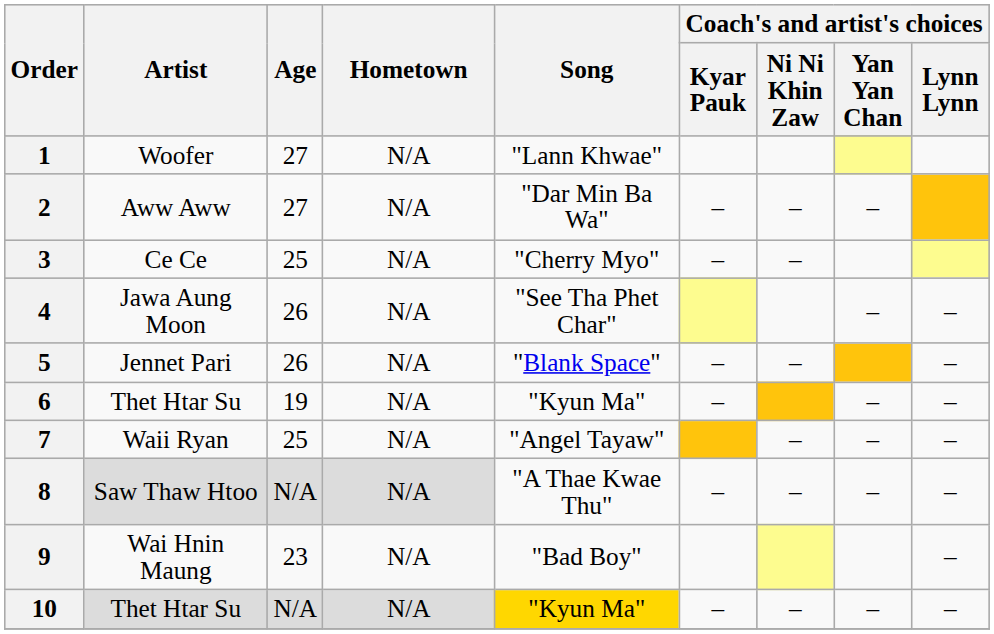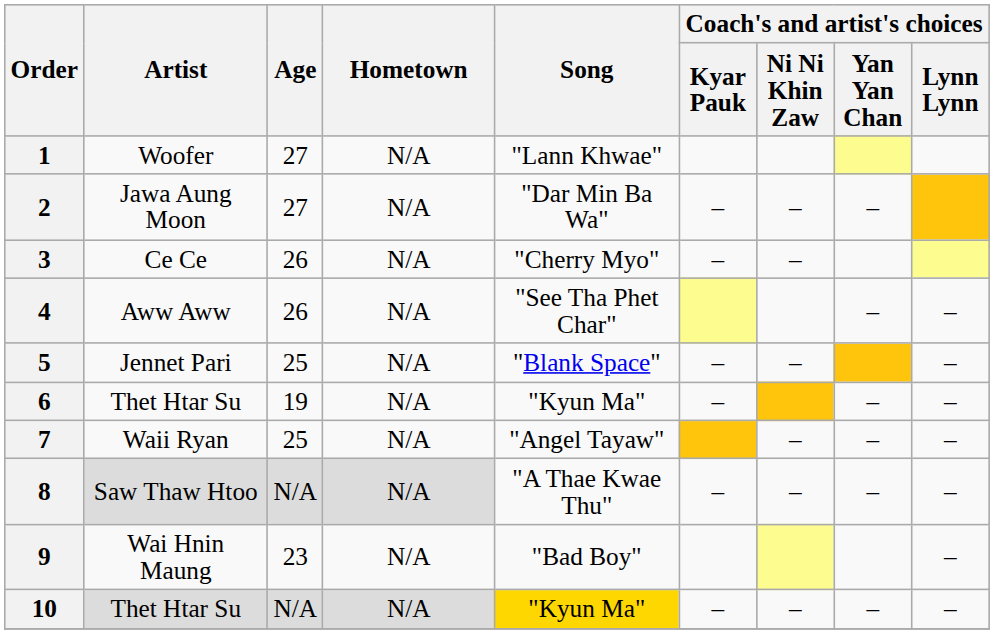(176, 207) Aww Aww -> (176, 207) Jawa Aung Moon
(295, 259) 25 -> (295, 259) 26
(176, 311) Jawa Aung Moon -> (176, 311) Aww Aww
(295, 363) 26 -> (295, 363) 25
